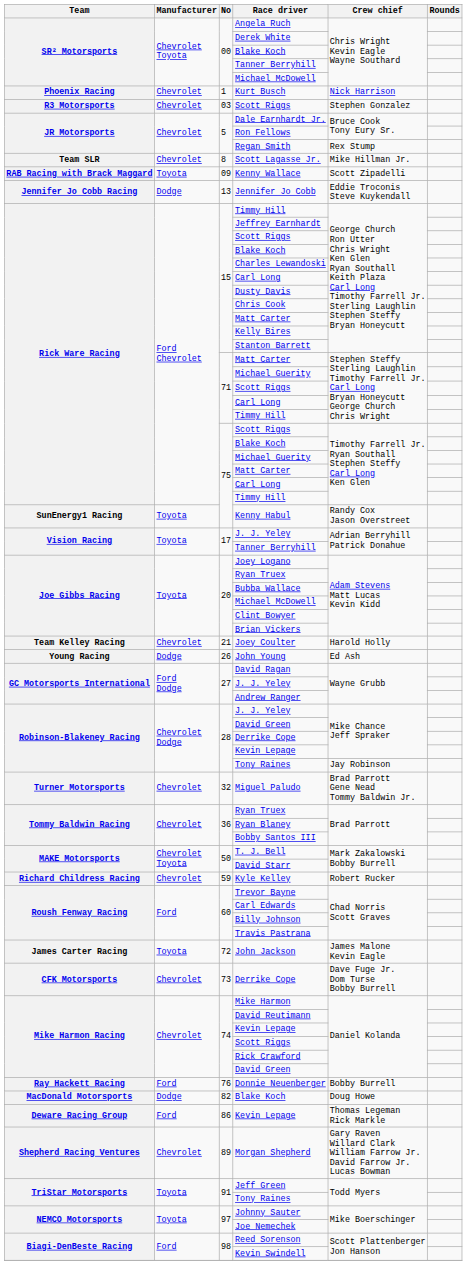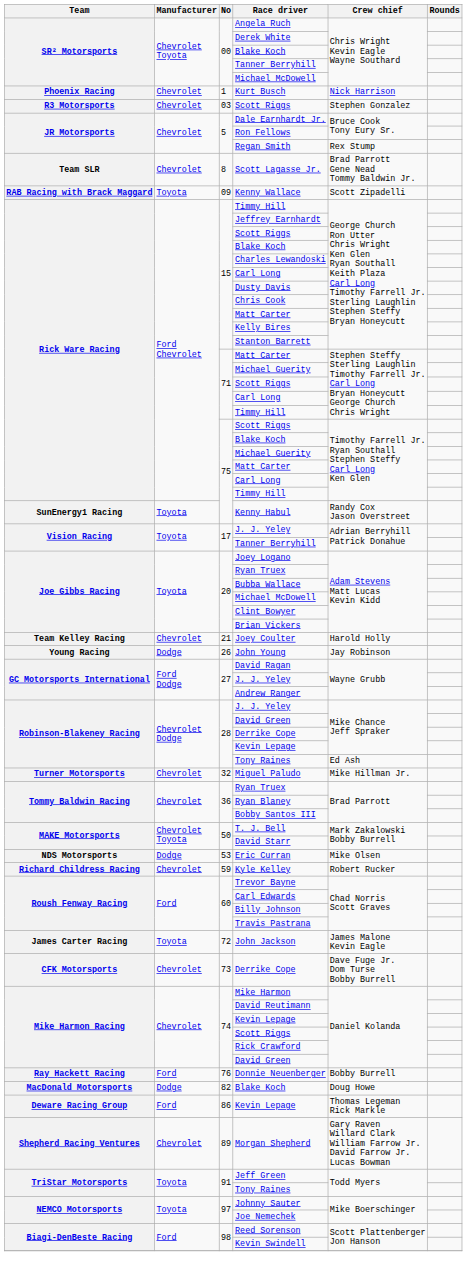(370, 161) Mike Hillman Jr. -> (373, 170) Brad Parrott Gene Nead Tommy Baldwin Jr.
- row: (226, 192)
(345, 657) Ed Ash -> (360, 653) Jay Robinson
(360, 765) Jay Robinson -> (345, 761) Ed Ash
(373, 789) Brad Parrott Gene Nead Tommy Baldwin Jr. -> (370, 775) Mike Hillman Jr.
+ row: (226, 856)
